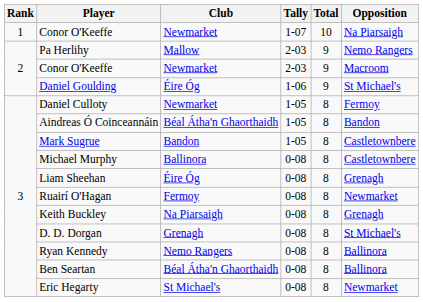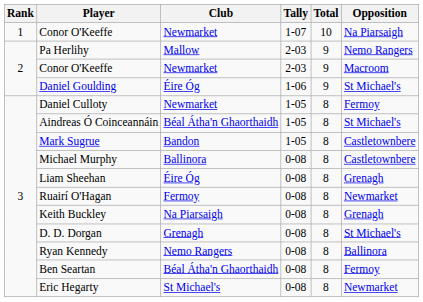(362, 123) Bandon -> (372, 123) St Michael's
(365, 269) Ballinora -> (362, 269) Fermoy
